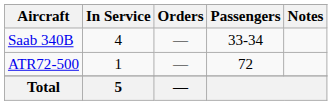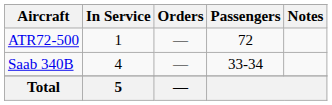rows swapped: (43, 64) <-> (41, 40)
